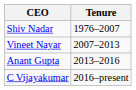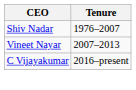- row: (33, 61)
